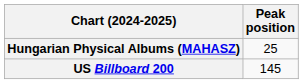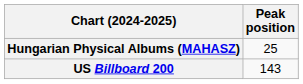(270, 68) 145 -> (270, 68) 143
